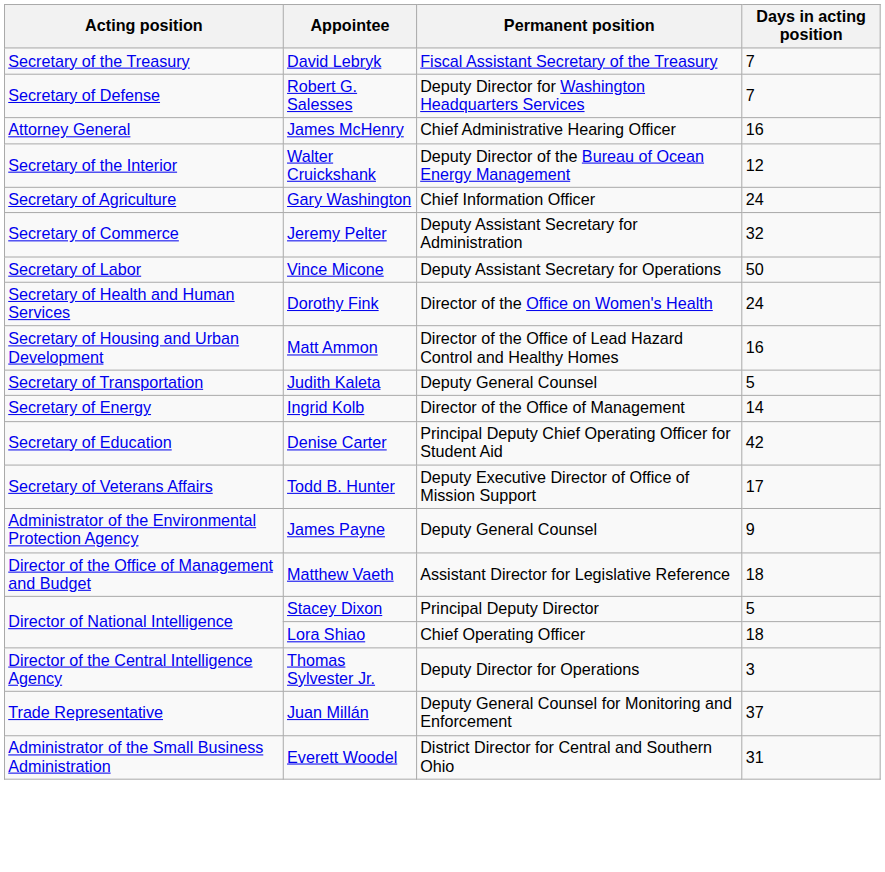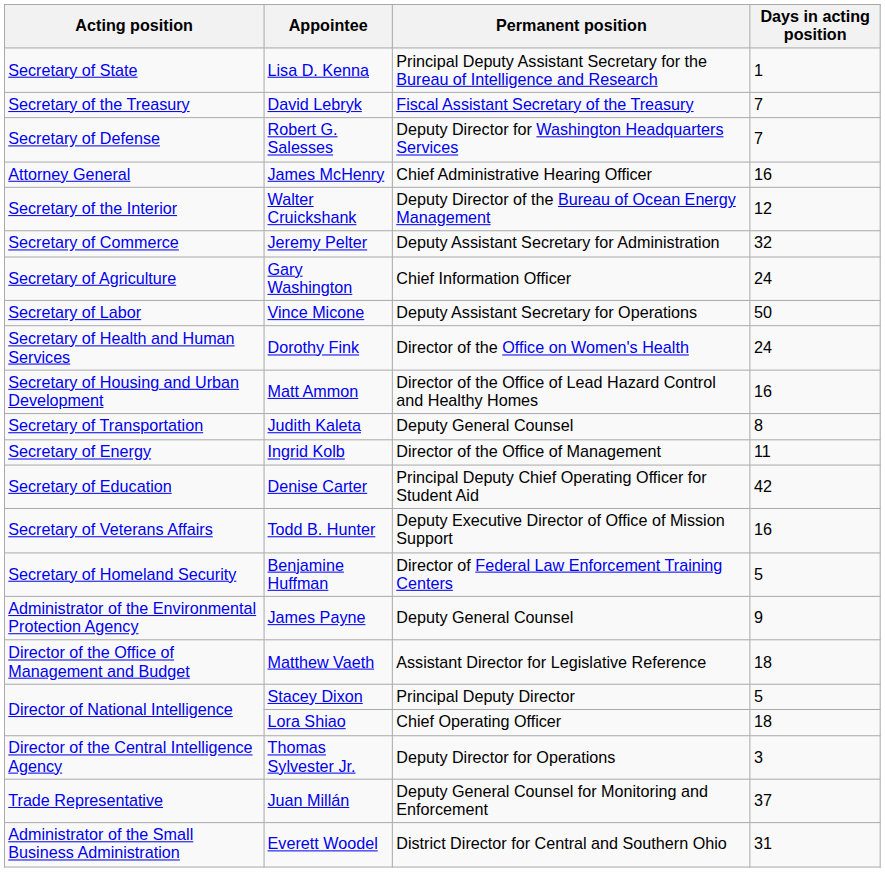+ row: (318, 70)
rows swapped: (349, 199) <-> (337, 234)
(750, 382) 5 -> (758, 426) 8
(755, 408) 14 -> (762, 452) 11
(755, 486) 17 -> (763, 530) 16
+ row: (306, 574)
